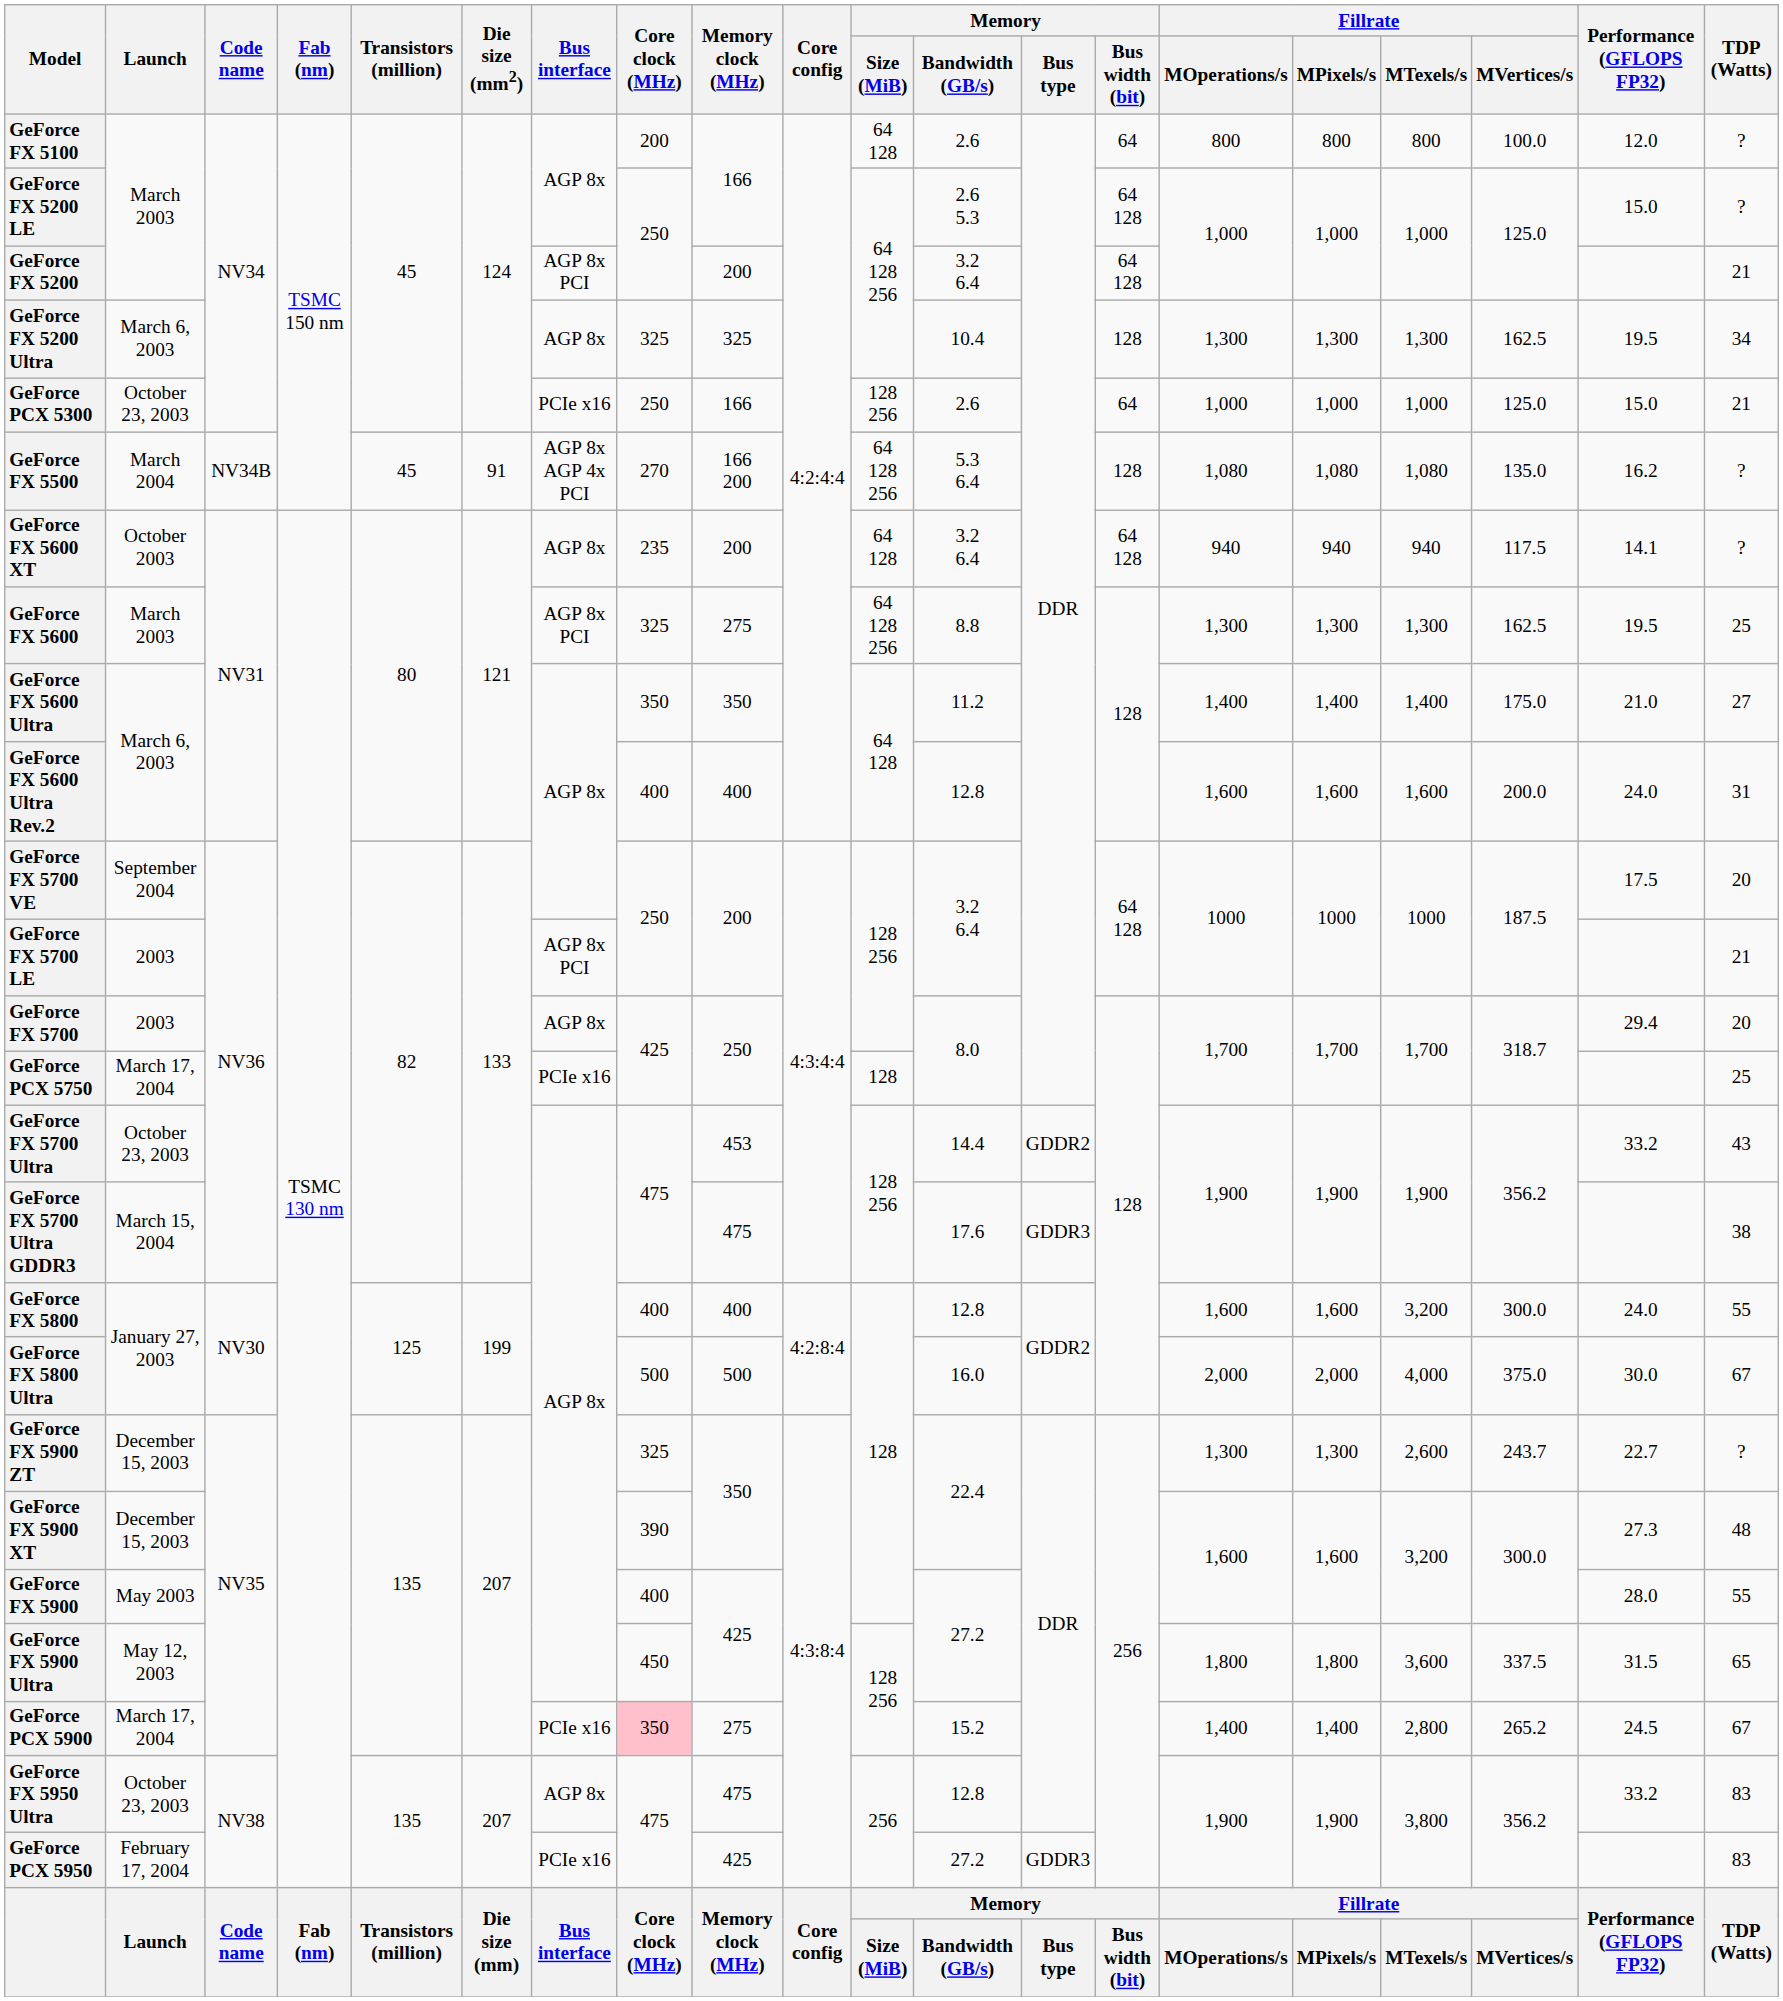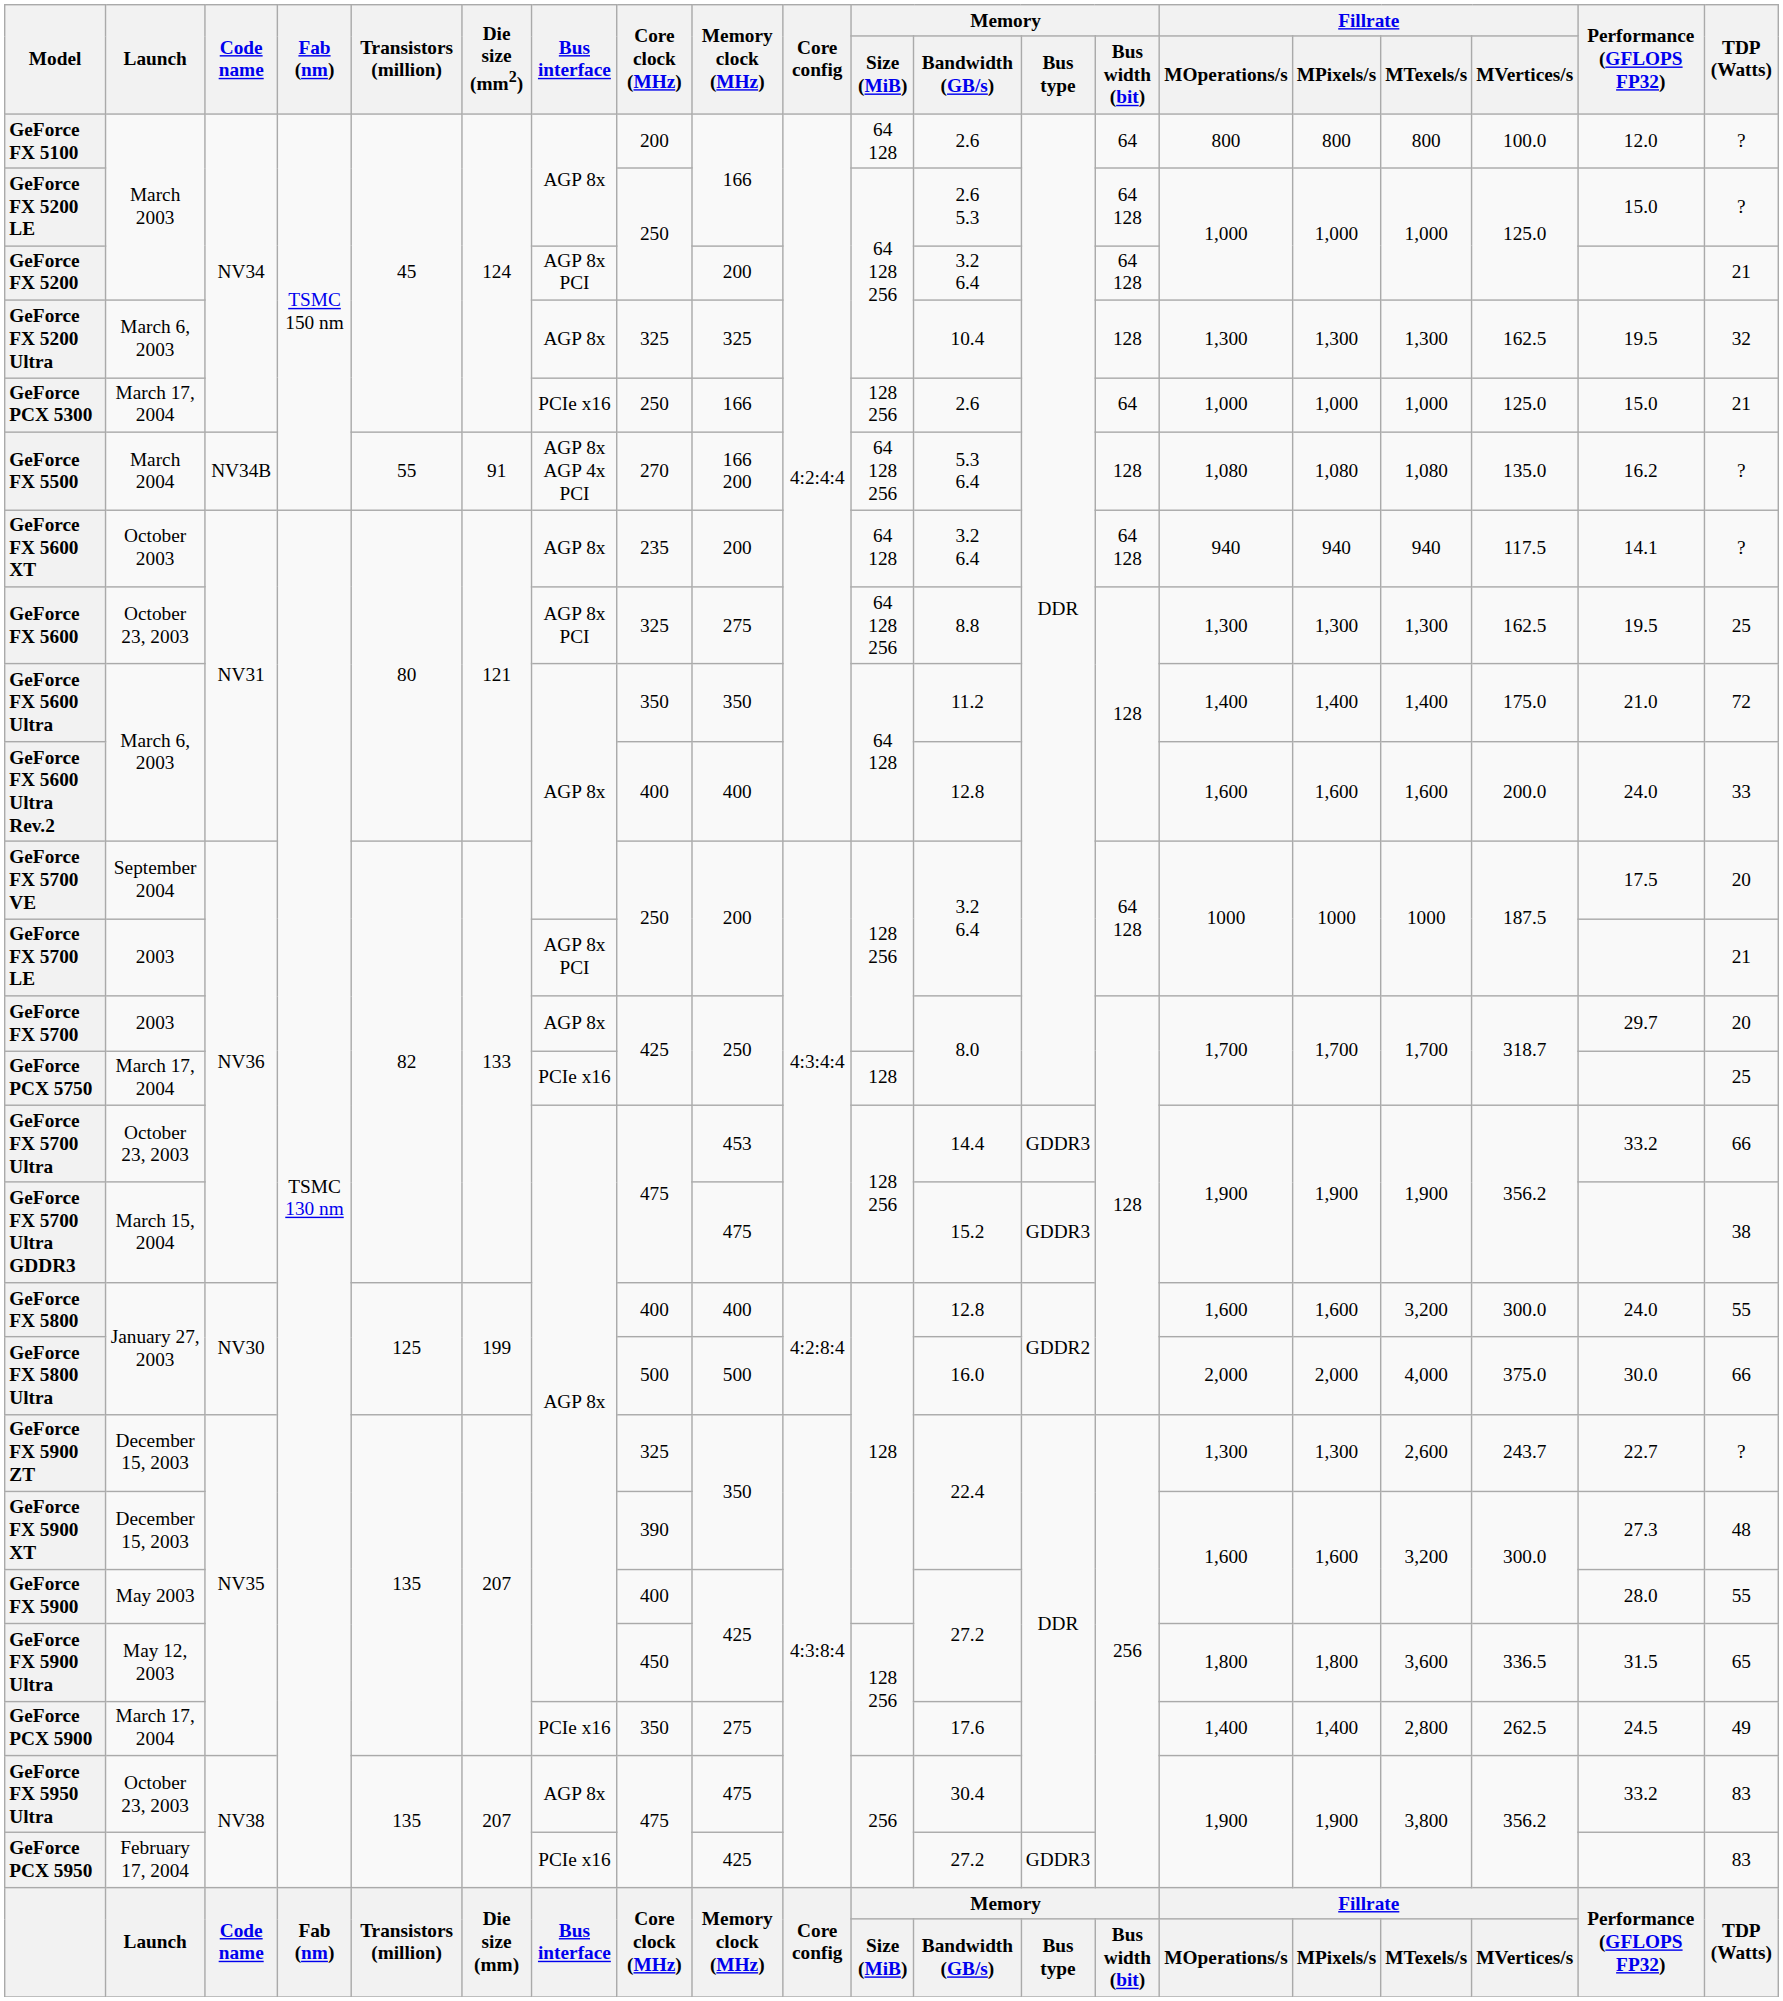(1741, 338) 34 -> (1741, 338) 32
(155, 404) October 23, 2003 -> (155, 404) March 17, 2004
(407, 470) 45 -> (407, 470) 55
(155, 624) March 2003 -> (155, 624) October 23, 2003
(1741, 702) 27 -> (1741, 702) 72
(1741, 790) 31 -> (1741, 790) 33
(1641, 1022) 29.4 -> (1641, 1022) 29.7
(1058, 1143) GDDR2 -> (1058, 1143) GDDR3
(1741, 1143) 43 -> (1741, 1143) 66
(967, 1231) 17.6 -> (967, 1231) 15.2
(1741, 1375) 67 -> (1741, 1375) 66
(1525, 1661) 337.5 -> (1525, 1661) 336.5
(654, 1727) pink background -> (654, 1727) no background
(967, 1727) 15.2 -> (967, 1727) 17.6
(1525, 1727) 265.2 -> (1525, 1727) 262.5
(1741, 1727) 67 -> (1741, 1727) 49
(967, 1793) 12.8 -> (967, 1793) 30.4
